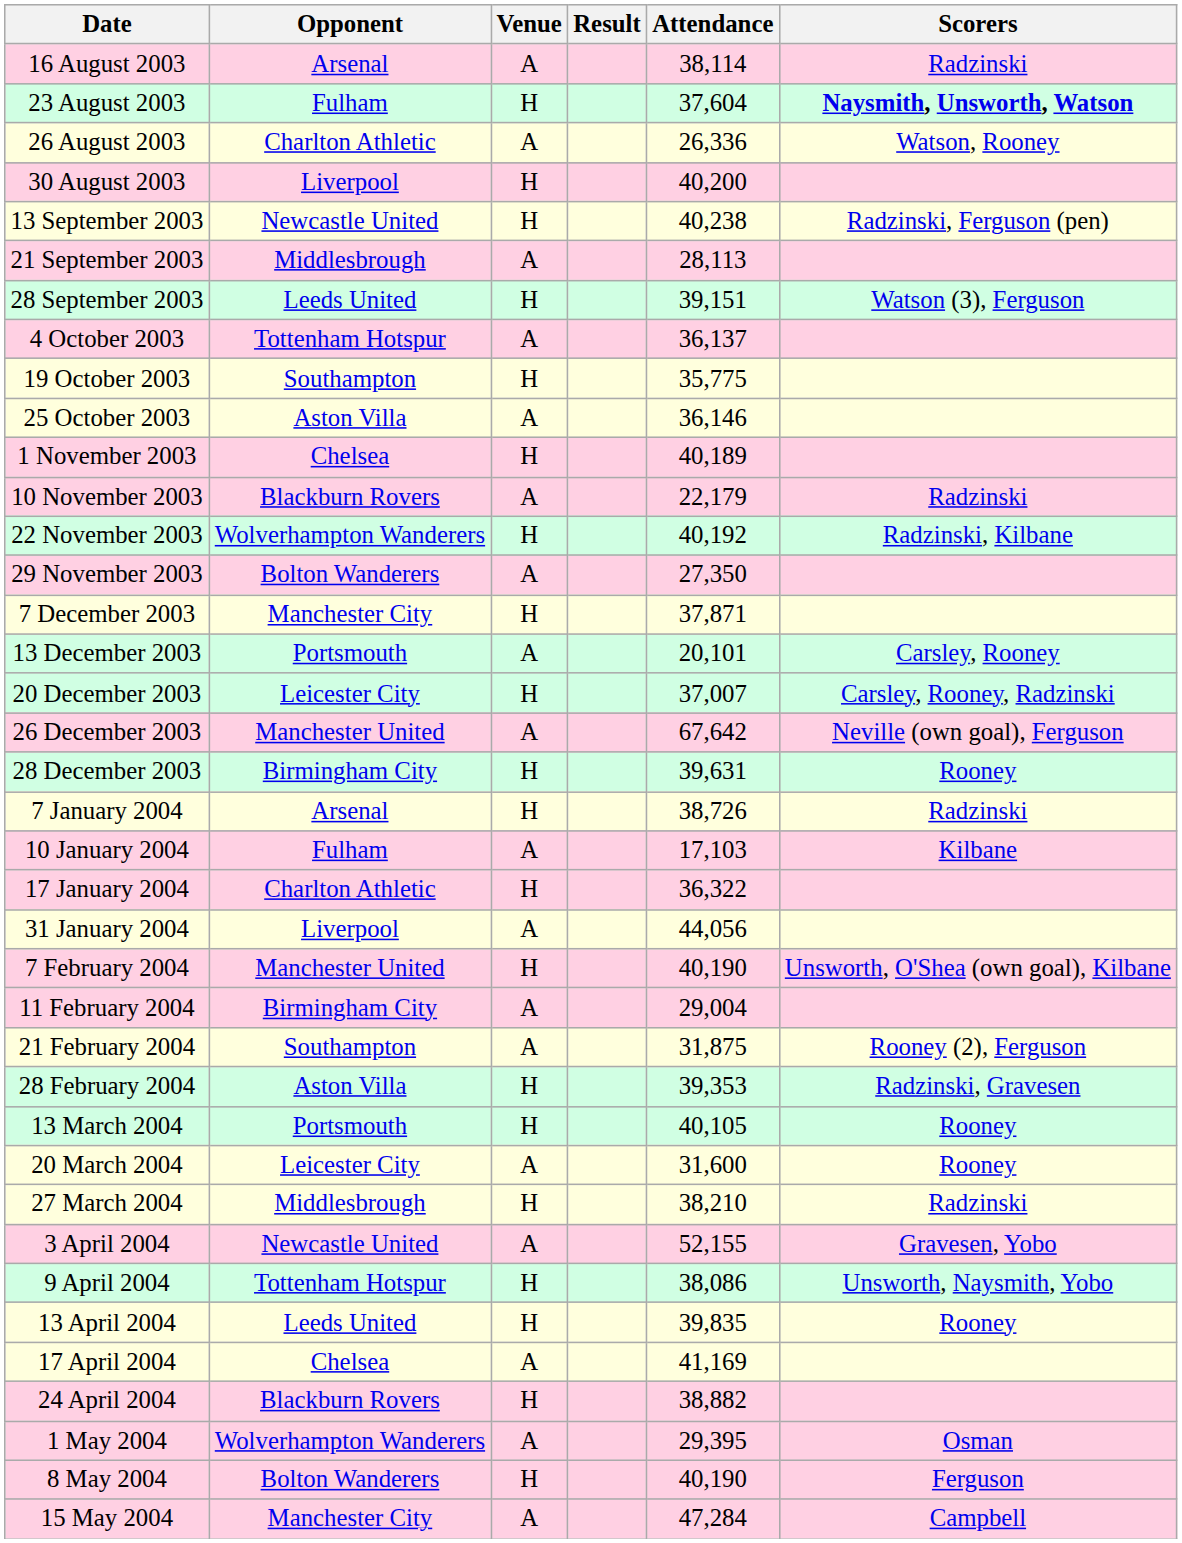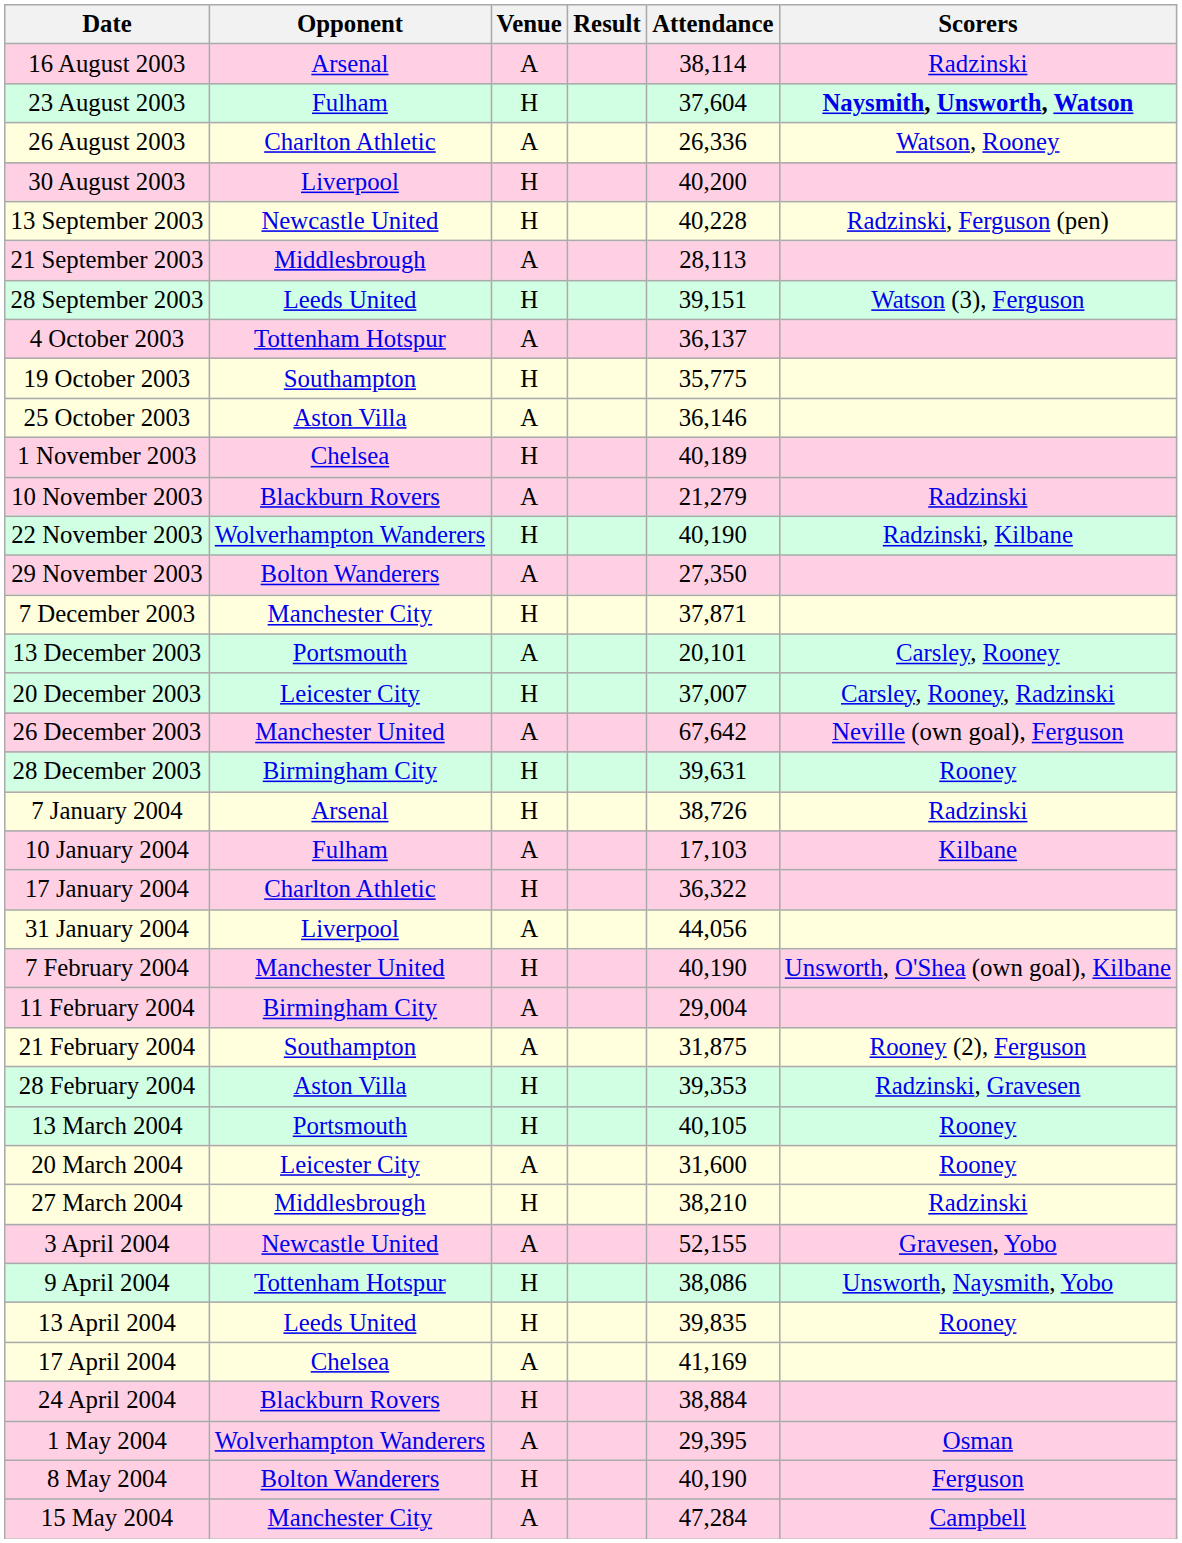(713, 220) 40,238 -> (713, 220) 40,228
(713, 496) 22,179 -> (713, 496) 21,279
(713, 535) 40,192 -> (713, 535) 40,190
(713, 1400) 38,882 -> (713, 1400) 38,884
